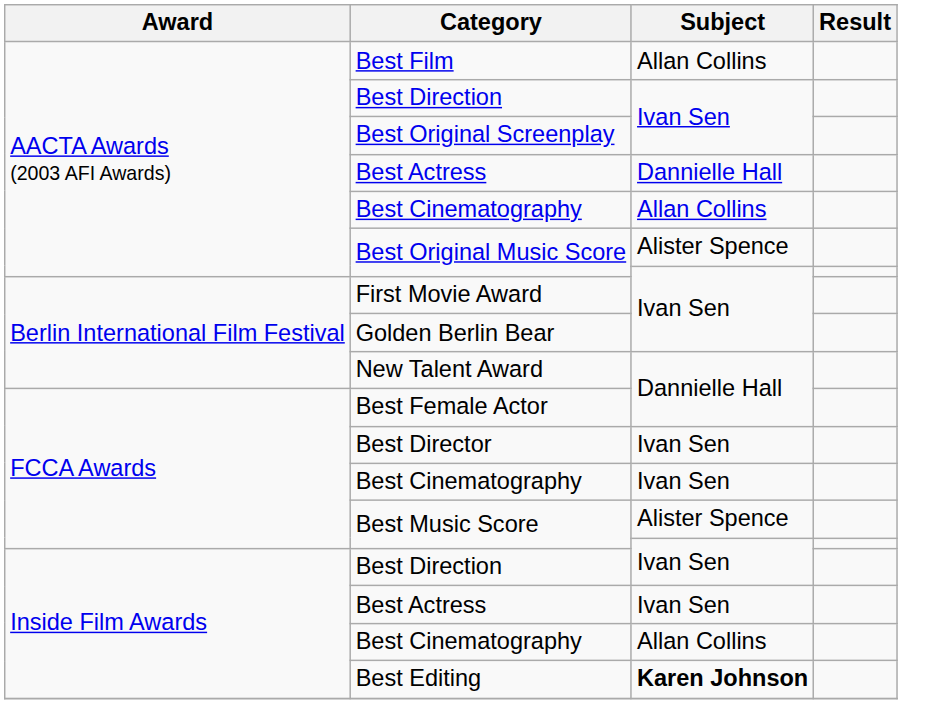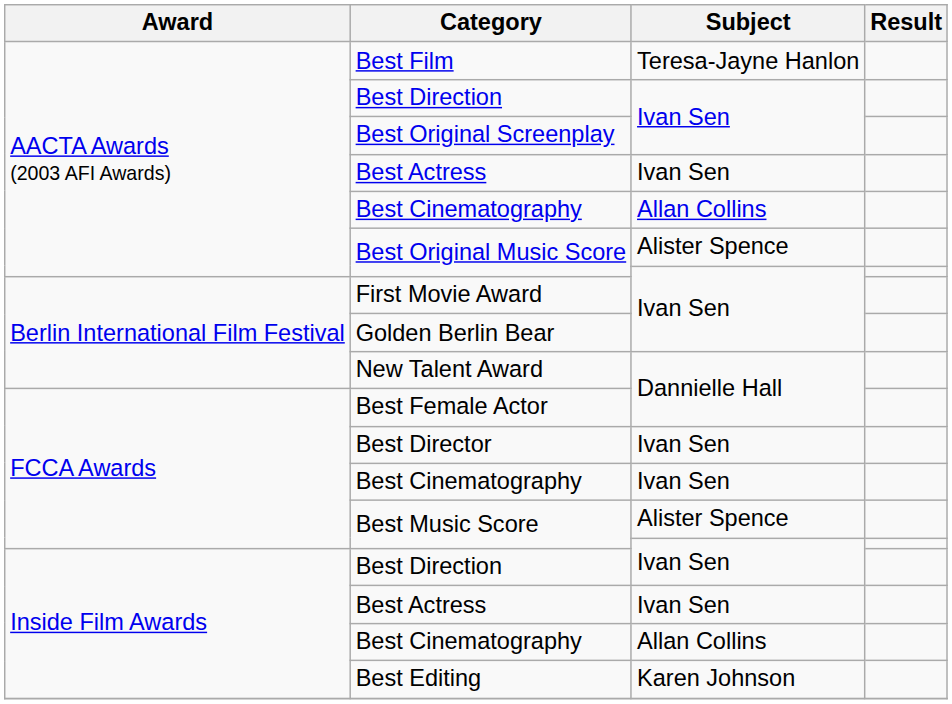(702, 60) Allan Collins -> (748, 60) Teresa-Jayne Hanlon
(710, 172) Dannielle Hall -> (683, 172) Ivan Sen
(723, 678) bold -> (716, 678) normal
